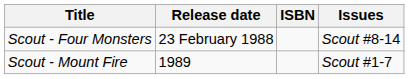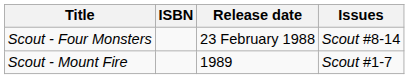columns swapped: (298, 16) <-> (216, 16)
